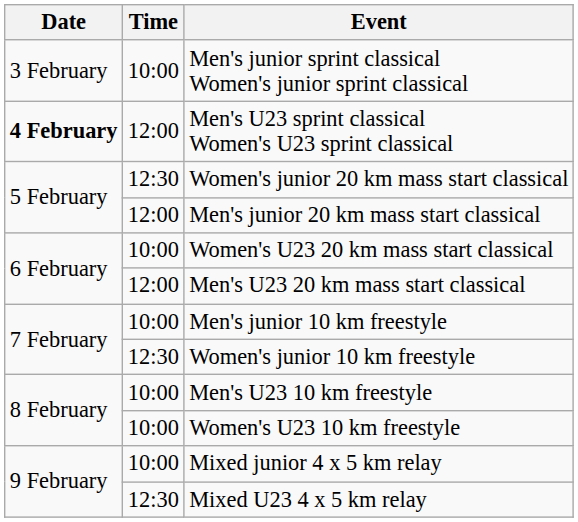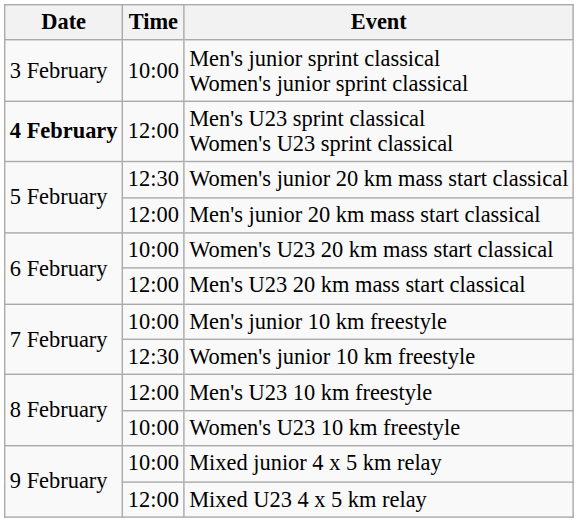(153, 392) 10:00 -> (153, 392) 12:00
(153, 498) 12:30 -> (153, 498) 12:00
